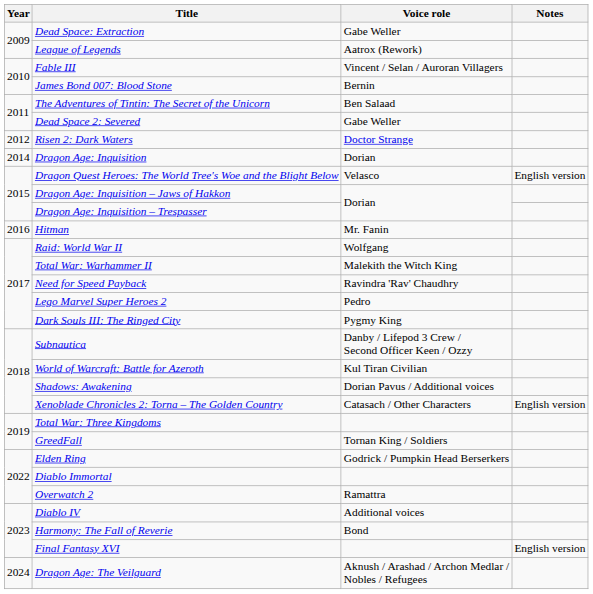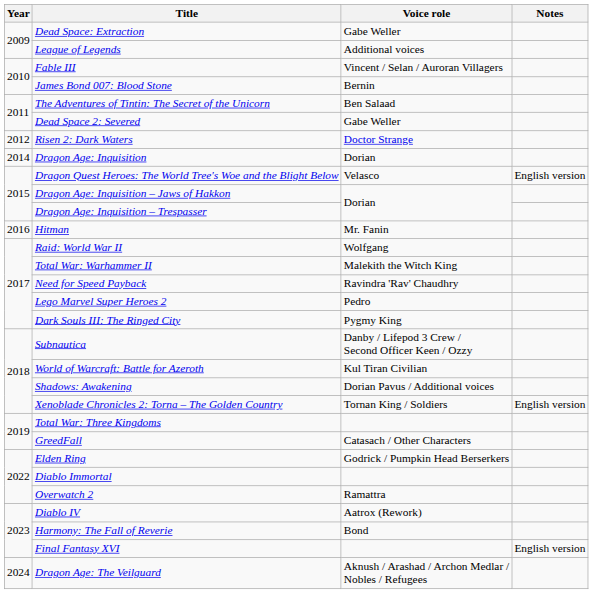(383, 49) Aatrox (Rework) -> (384, 49) Additional voices
(407, 404) Catasach / Other Characters -> (396, 404) Tornan King / Soldiers
(396, 440) Tornan King / Soldiers -> (407, 440) Catasach / Other Characters
(384, 512) Additional voices -> (383, 512) Aatrox (Rework)
